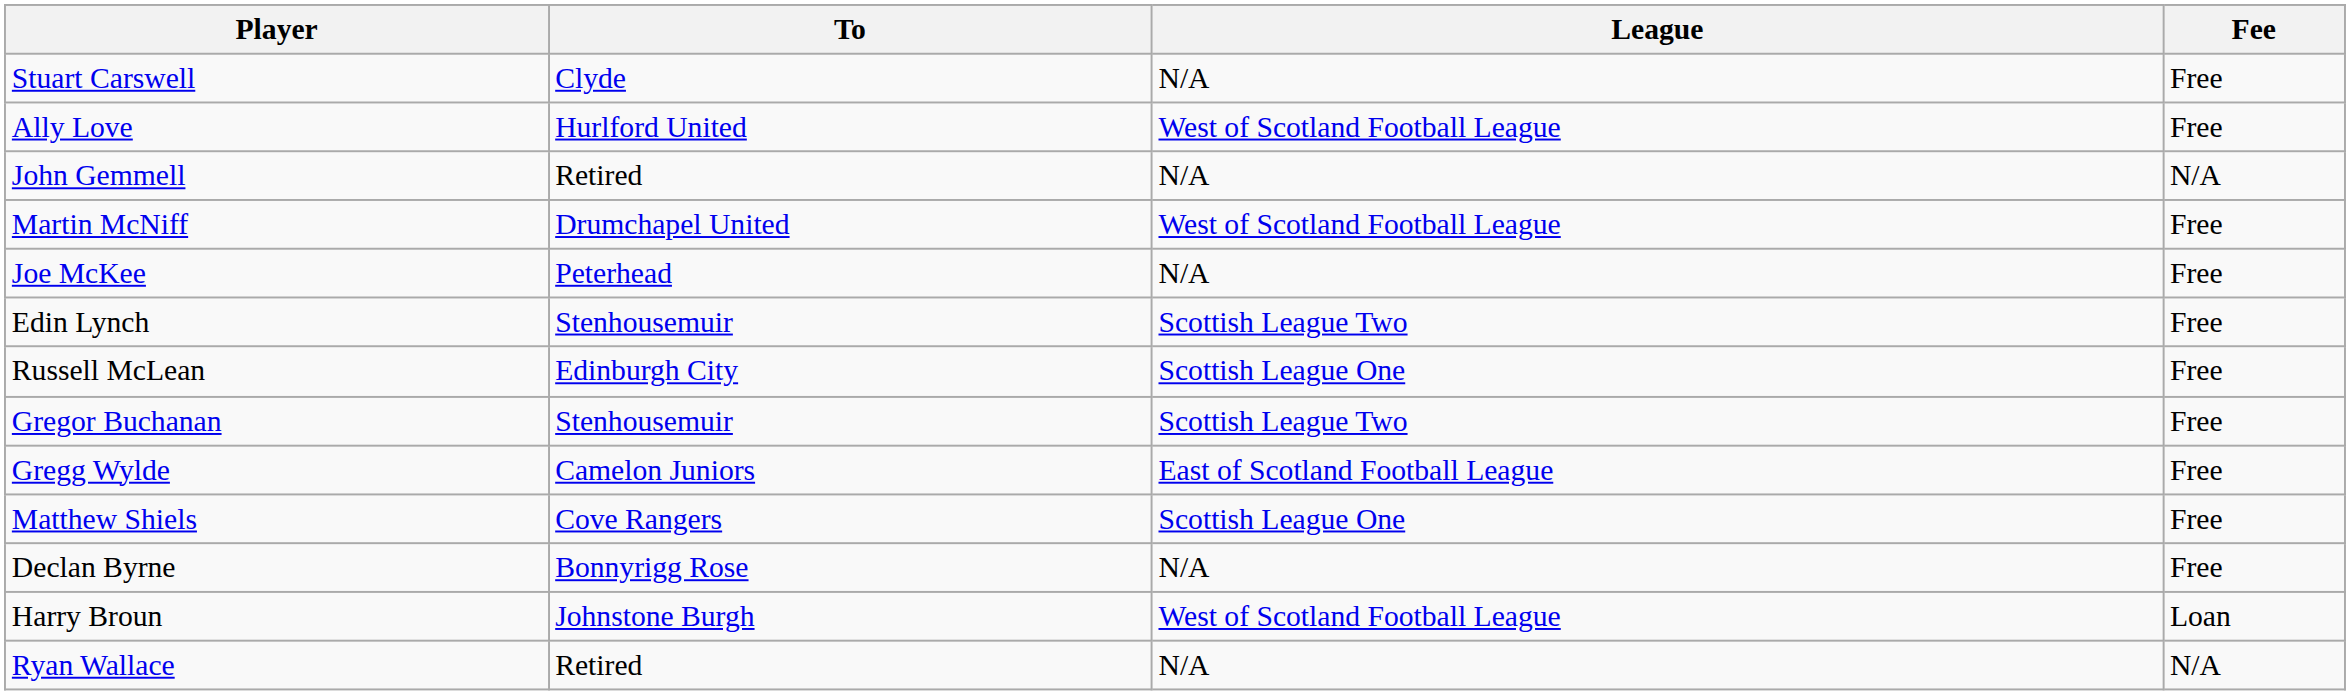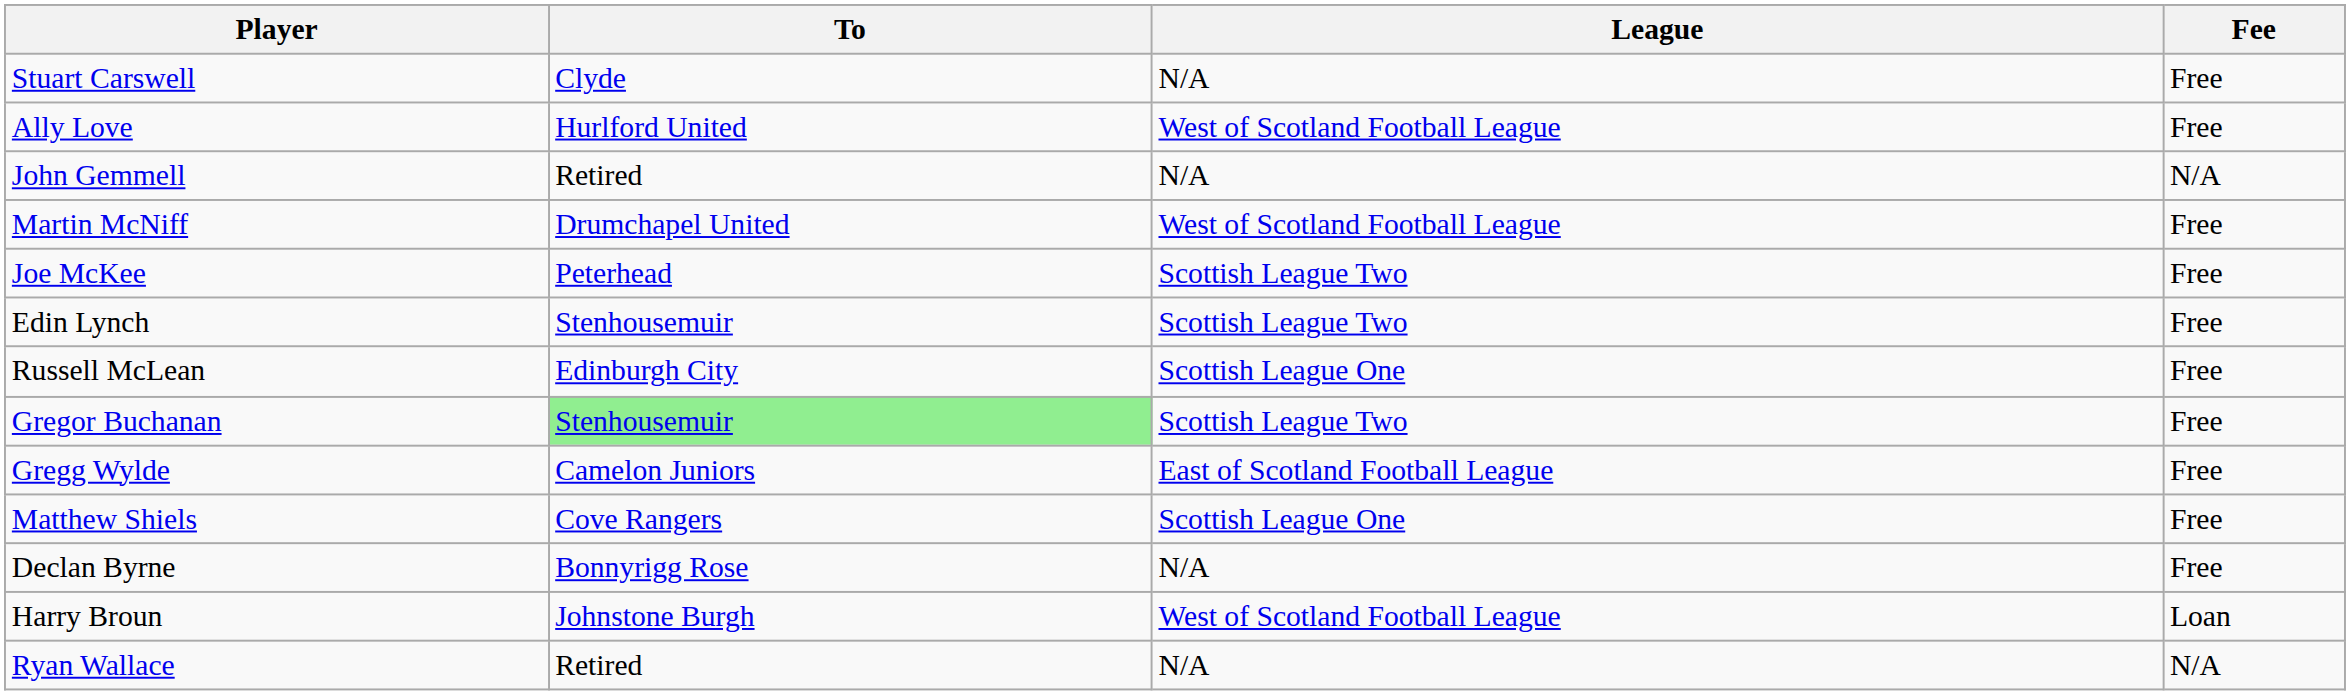(1184, 273) N/A -> (1283, 273) Scottish League Two
(644, 420) no background -> (644, 420) lightgreen background
